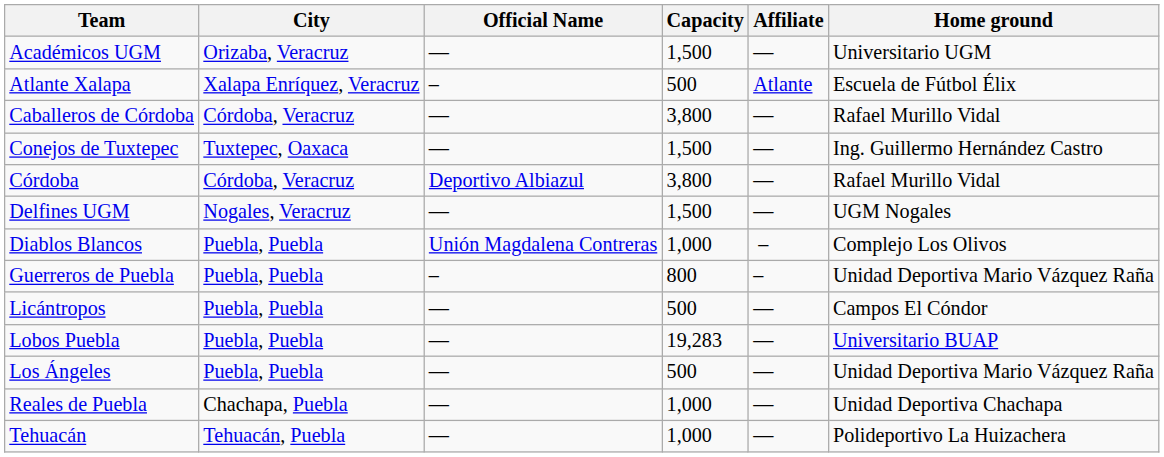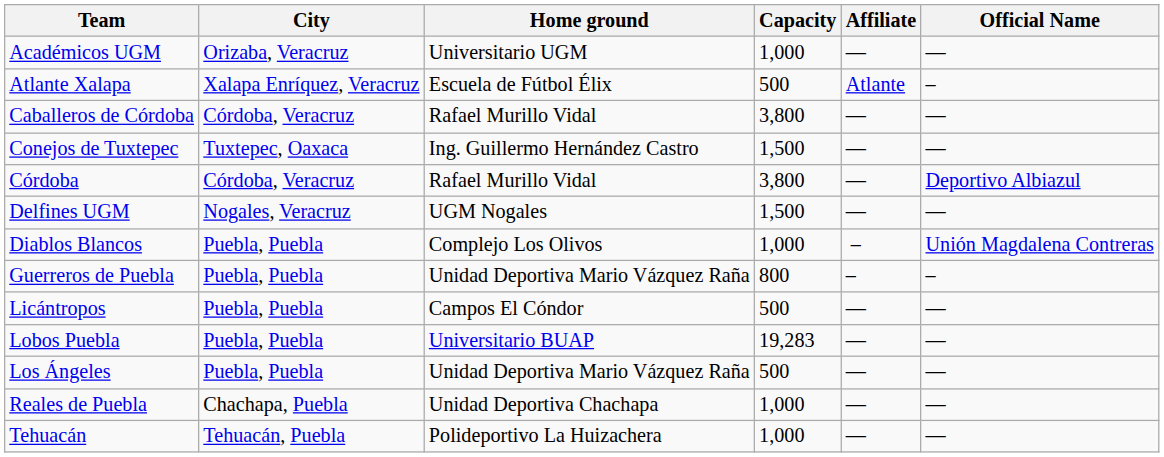columns swapped: (993, 20) <-> (543, 20)
(689, 52) 1,500 -> (782, 52) 1,000
